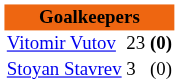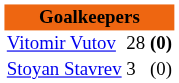(136, 43) 23 -> (136, 43) 28
